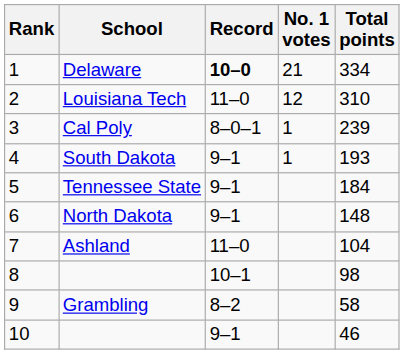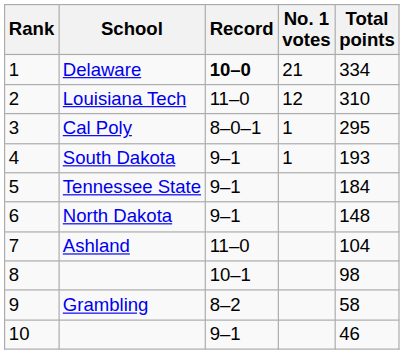(355, 128) 239 -> (355, 128) 295
